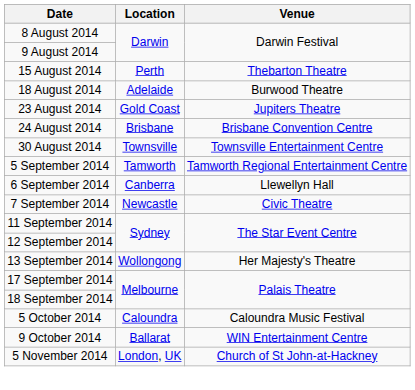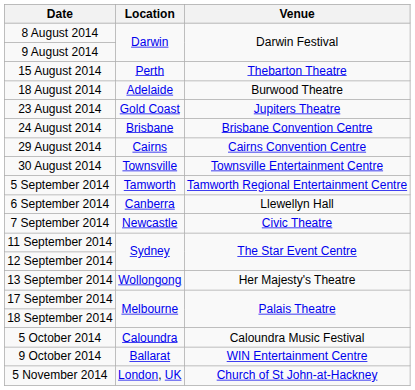+ row: (60, 147)
